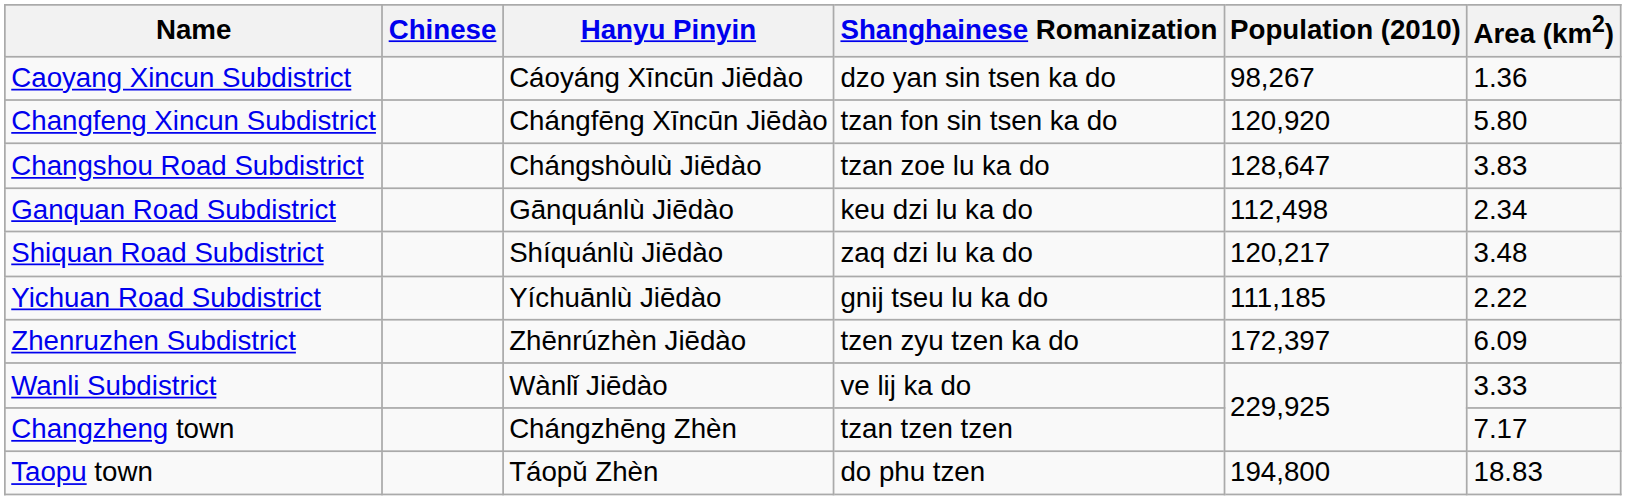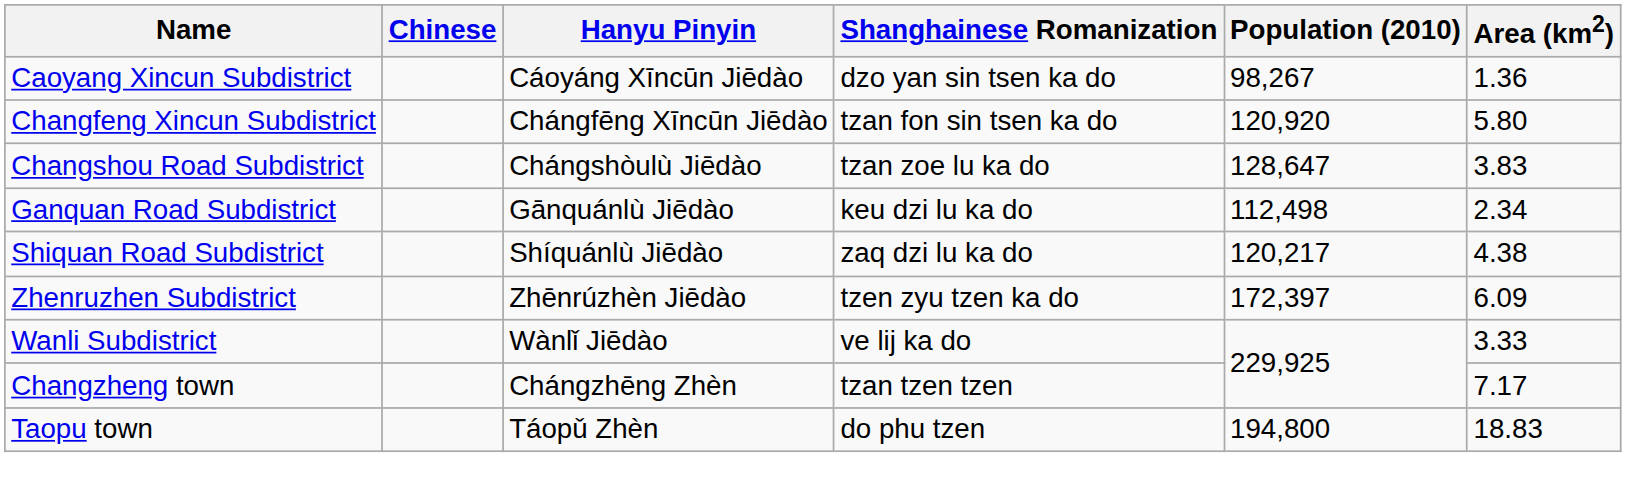(1500, 253) 3.48 -> (1500, 253) 4.38
- row: (166, 297)
